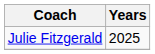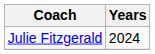(125, 37) 2025 -> (125, 37) 2024
